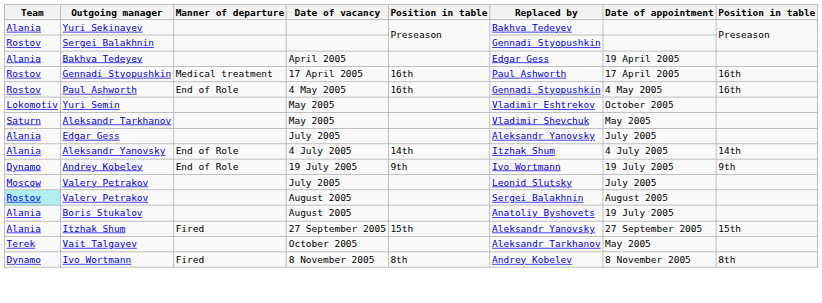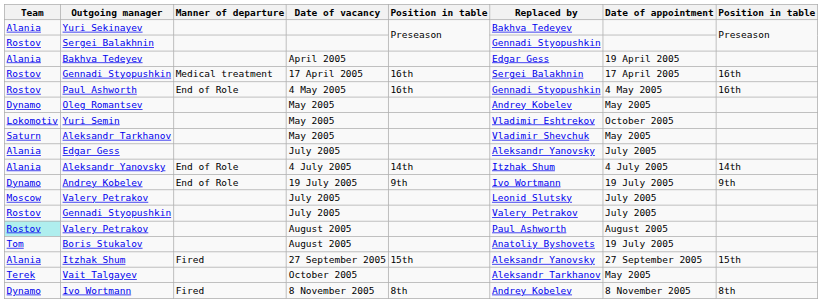(529, 74) Paul Ashworth -> (538, 74) Sergei Balakhnin
+ row: (103, 105)
+ row: (117, 213)
(538, 198) Sergei Balakhnin -> (529, 229) Paul Ashworth
(24, 213) Alania -> (15, 244) Tom
